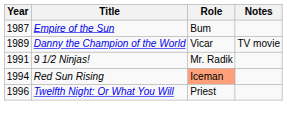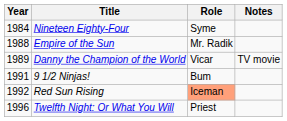+ row: (81, 28)
(18, 28) 1987 -> (18, 44) 1988
(201, 28) Bum -> (211, 44) Mr. Radik
(211, 60) Mr. Radik -> (201, 76) Bum
(18, 76) 1994 -> (18, 92) 1992
